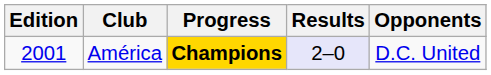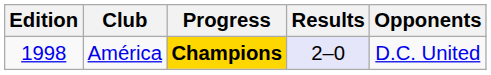(44, 52) 2001 -> (44, 52) 1998
